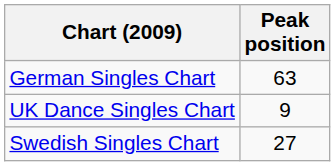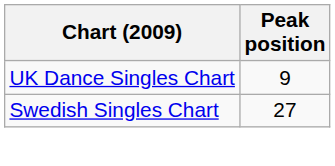- row: (112, 77)
